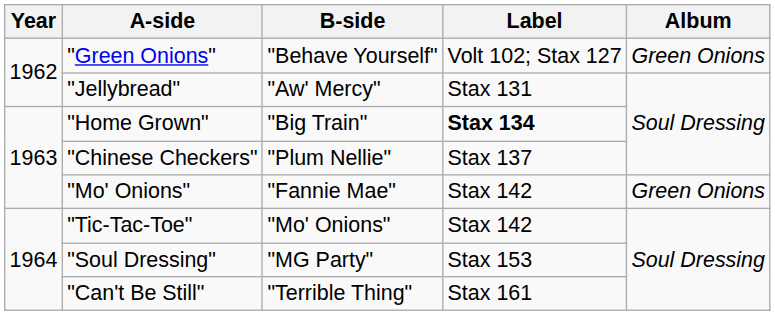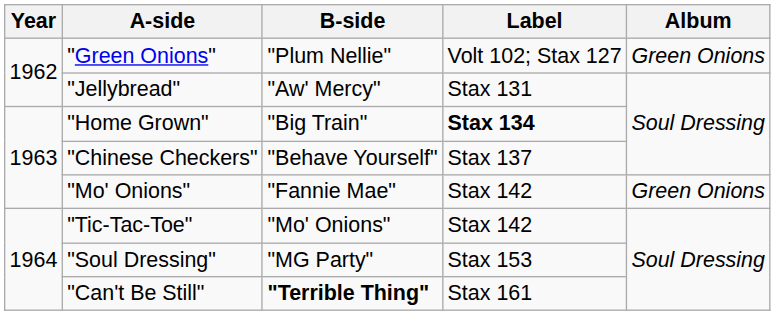(353, 55) "Behave Yourself" -> (329, 55) "Plum Nellie"
(329, 157) "Plum Nellie" -> (353, 157) "Behave Yourself"
(340, 293) normal -> (348, 293) bold
